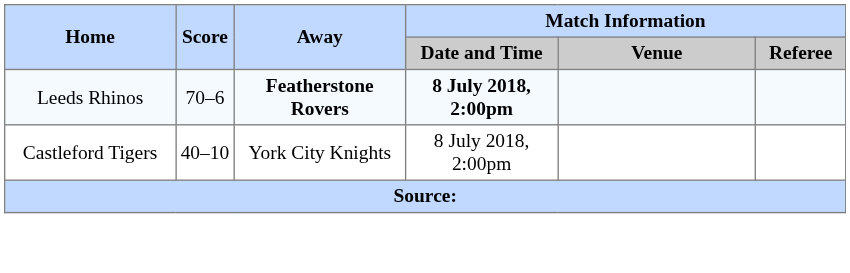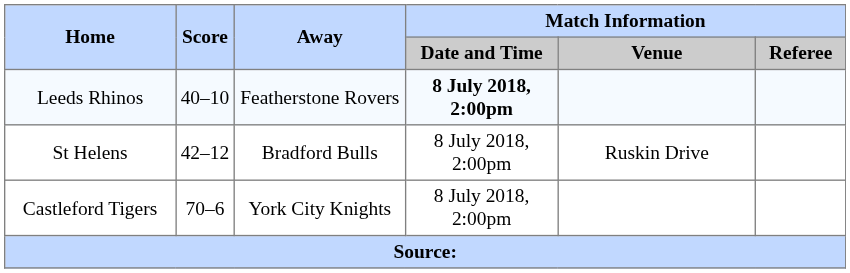(205, 96) 70–6 -> (205, 96) 40–10
(320, 96) bold -> (320, 96) normal
+ row: (90, 152)
(205, 152) 40–10 -> (205, 207) 70–6
